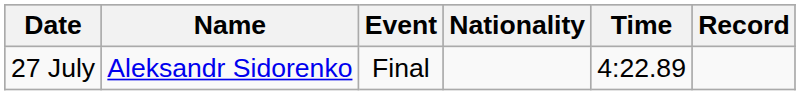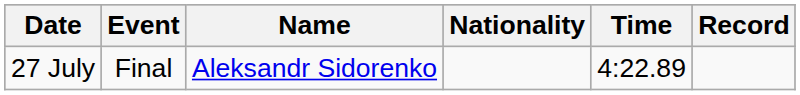columns swapped: (401, 25) <-> (230, 25)
